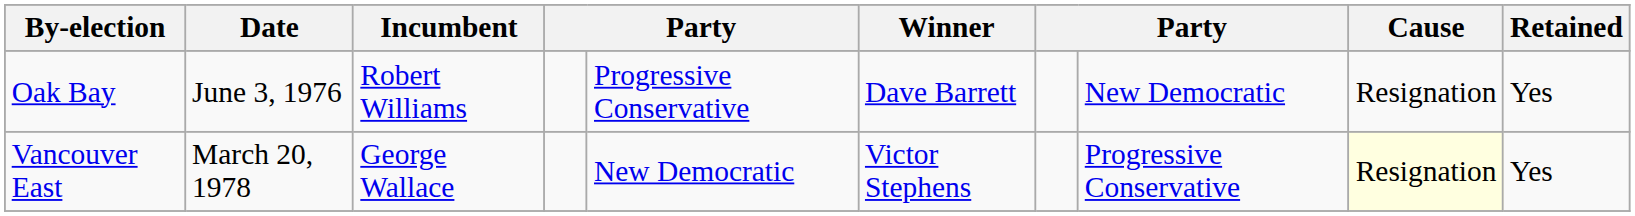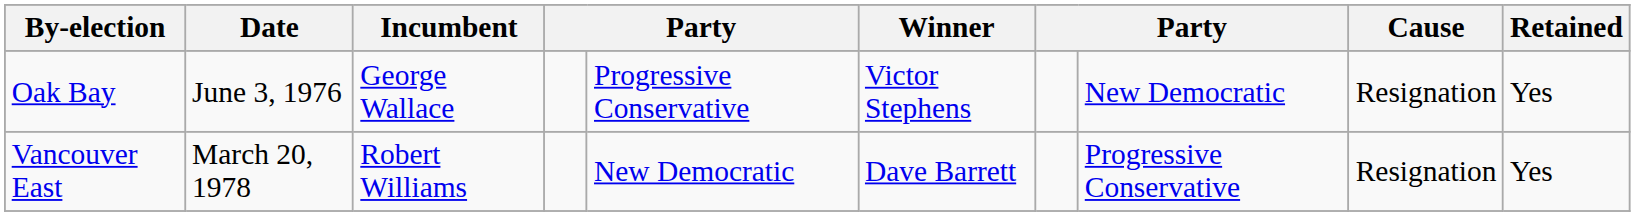(414, 91) Robert Williams -> (407, 91) George Wallace
(941, 91) Dave Barrett -> (918, 91) Victor Stephens
(407, 170) George Wallace -> (414, 170) Robert Williams
(918, 170) Victor Stephens -> (941, 170) Dave Barrett
(1426, 170) lightyellow background -> (1426, 170) no background
